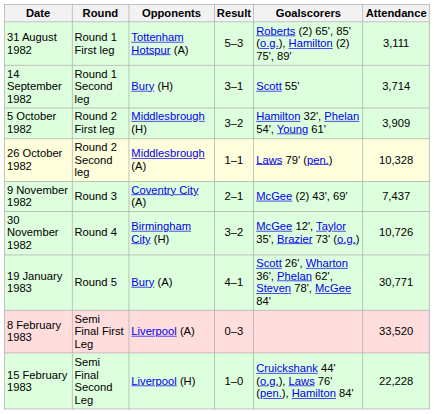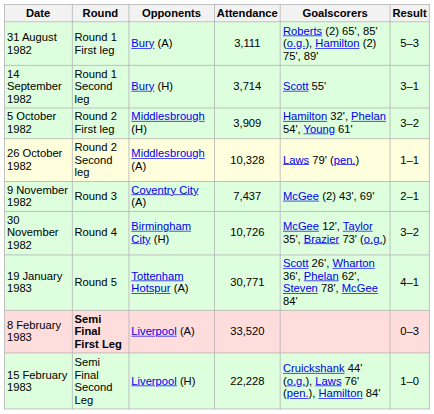columns swapped: (234, 13) <-> (396, 13)
(160, 43) Tottenham Hotspur (A) -> (152, 43) Bury (A)
(152, 282) Bury (A) -> (160, 282) Tottenham Hotspur (A)
(99, 331) normal -> (98, 331) bold
